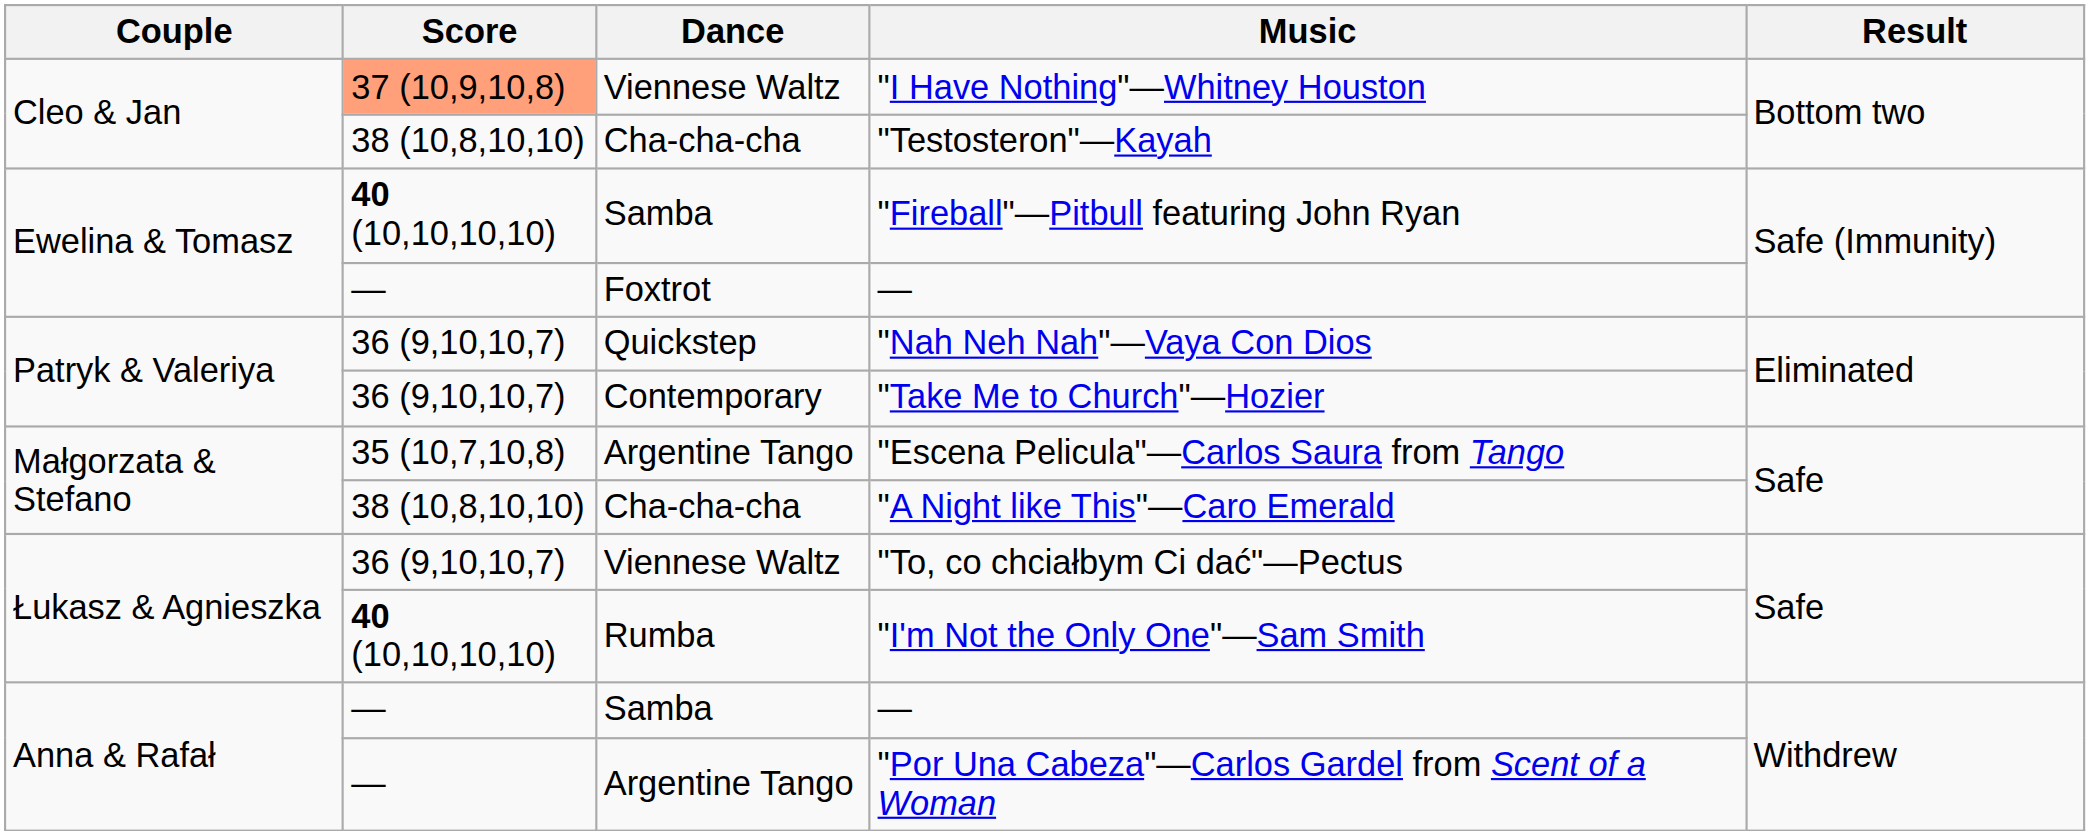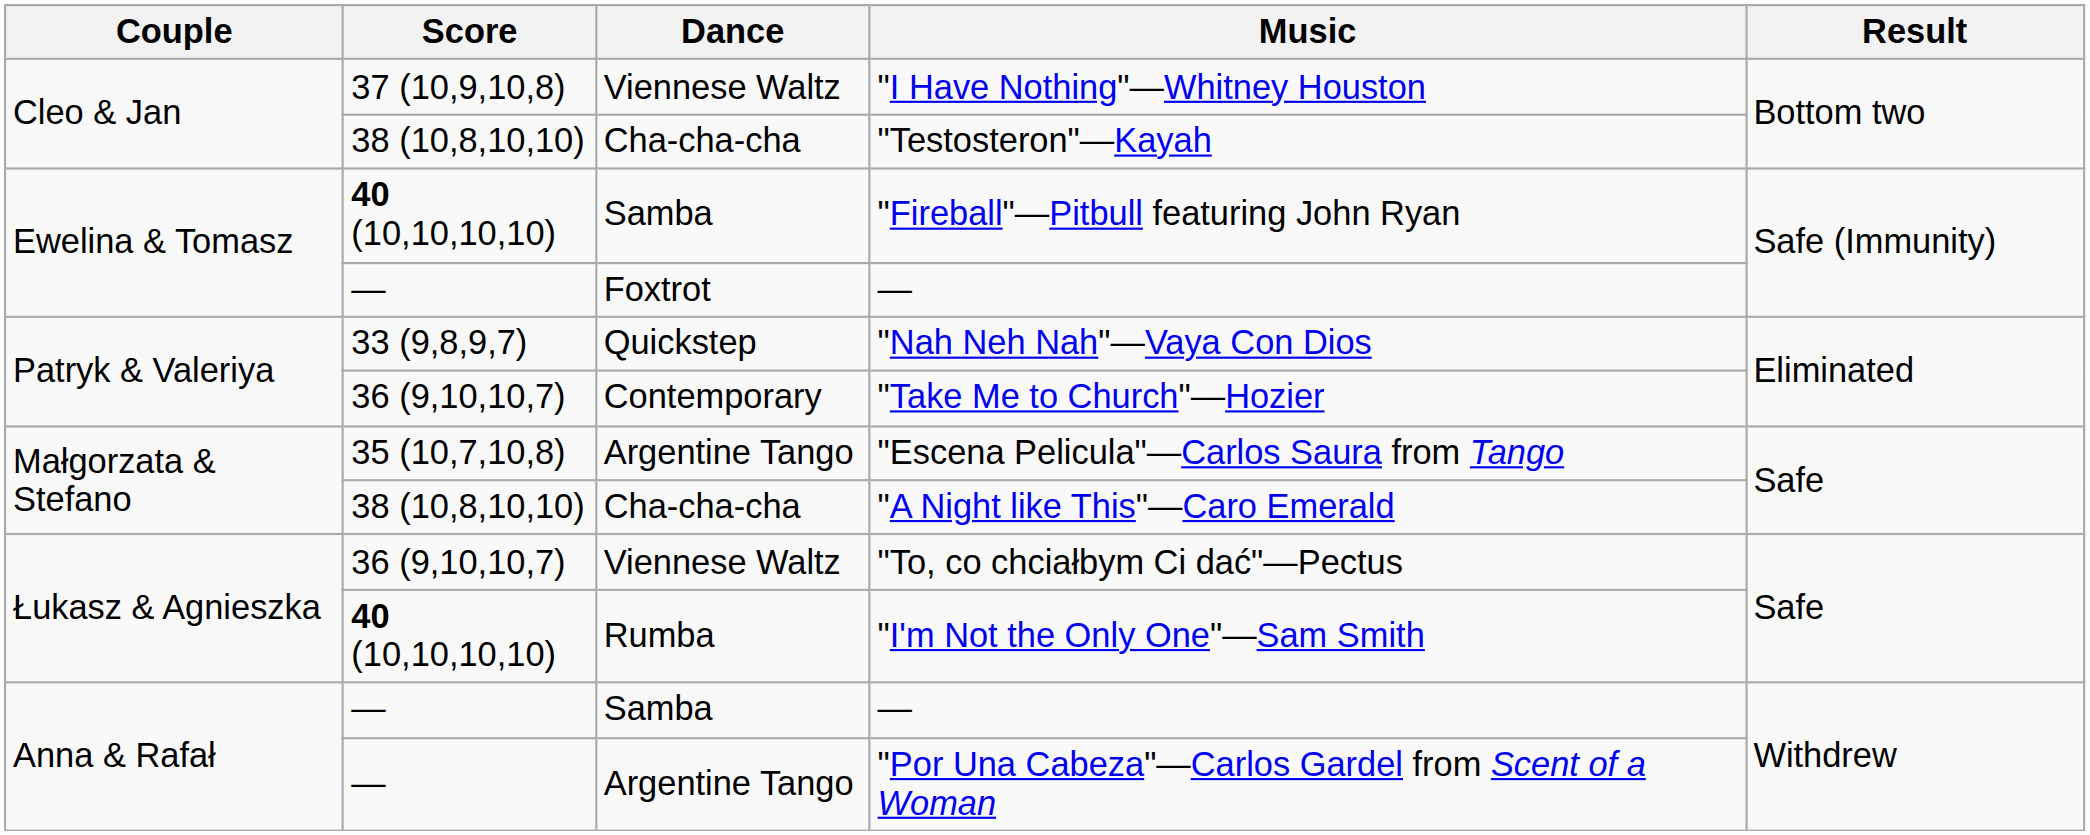(458, 86) lightsalmon background -> (458, 86) no background
(458, 343) 36 (9,10,10,7) -> (439, 343) 33 (9,8,9,7)
